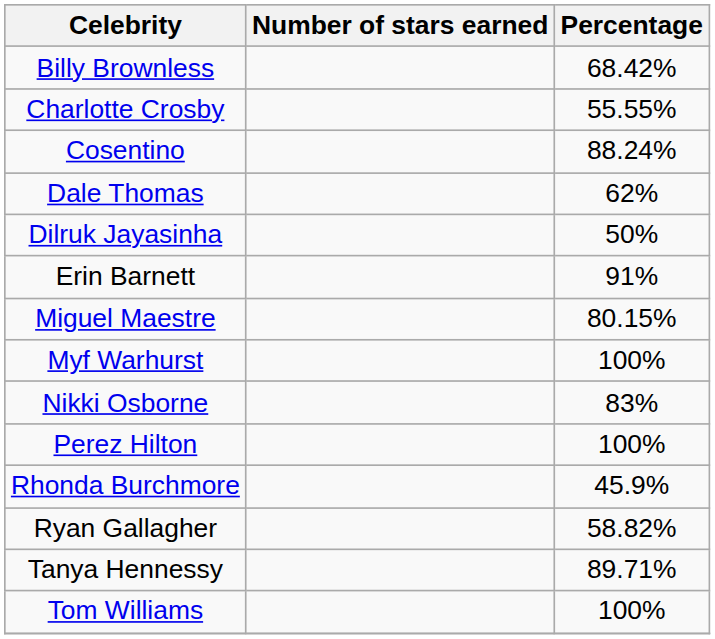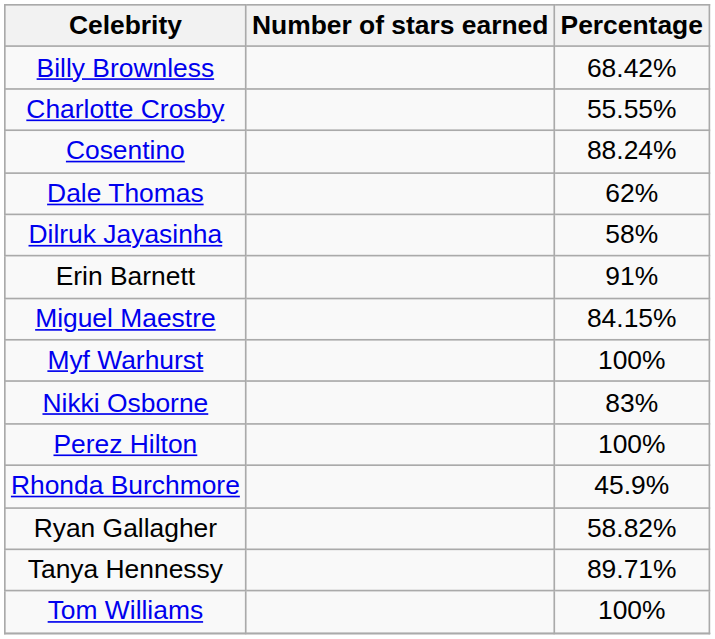(632, 234) 50% -> (632, 234) 58%
(632, 318) 80.15% -> (632, 318) 84.15%
